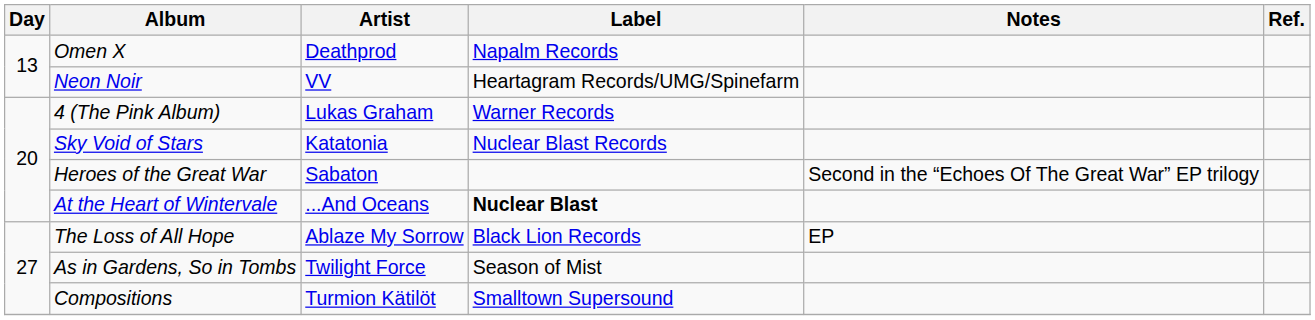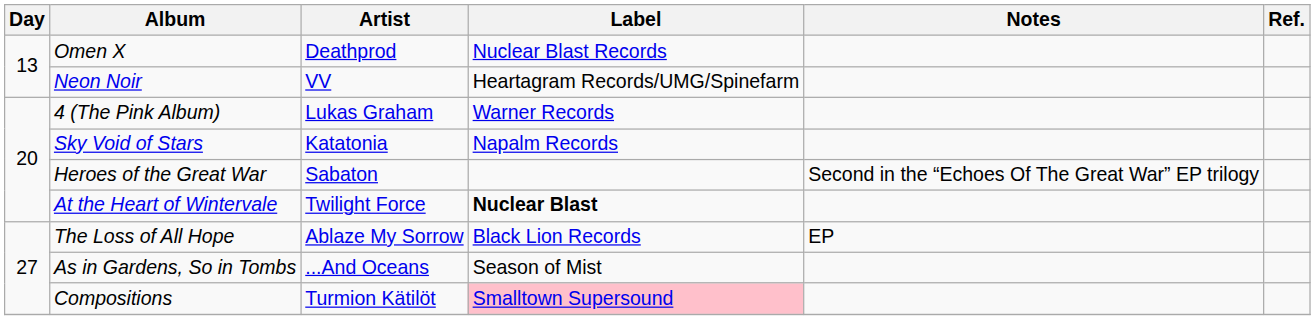(545, 50) Napalm Records -> (570, 50) Nuclear Blast Records
(570, 143) Nuclear Blast Records -> (545, 143) Napalm Records
(367, 205) ...And Oceans -> (365, 205) Twilight Force
(365, 267) Twilight Force -> (367, 267) ...And Oceans
(573, 298) no background -> (573, 298) pink background
